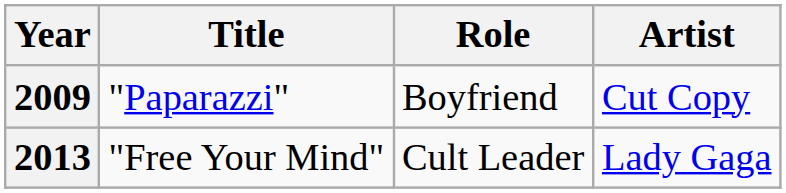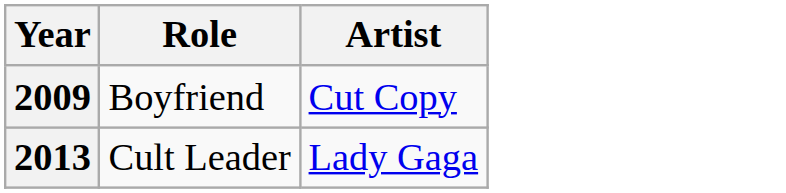- column: (246, 34)
